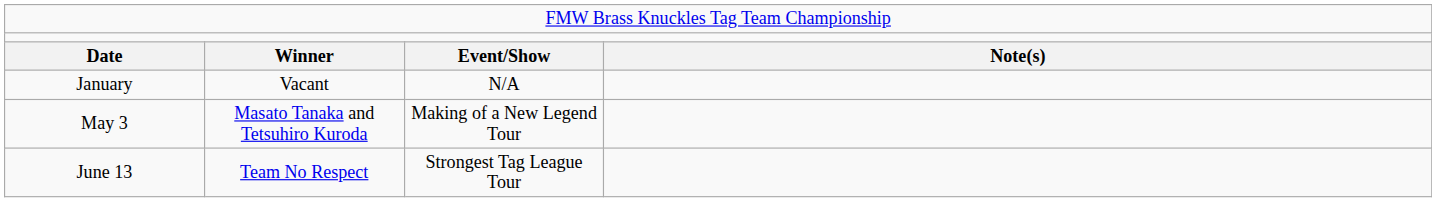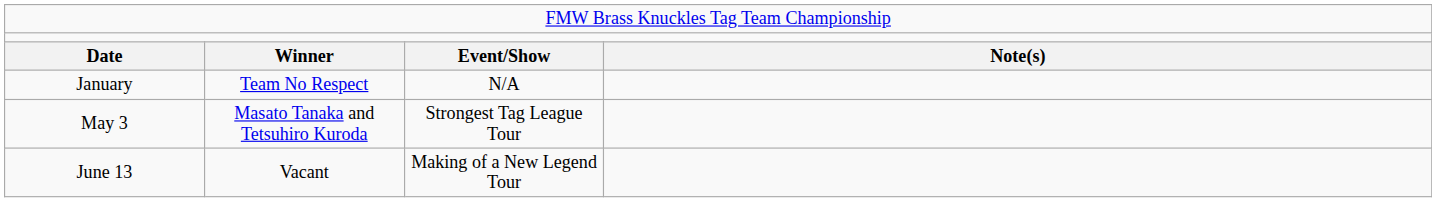(304, 84) Vacant -> (304, 84) Team No Respect
(504, 123) Making of a New Legend Tour -> (504, 123) Strongest Tag League Tour
(304, 172) Team No Respect -> (304, 172) Vacant
(504, 172) Strongest Tag League Tour -> (504, 172) Making of a New Legend Tour
